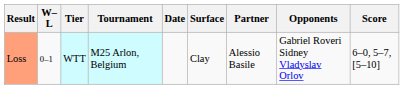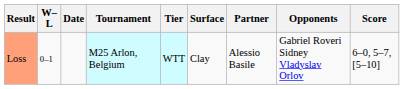columns swapped: (175, 18) <-> (75, 18)
